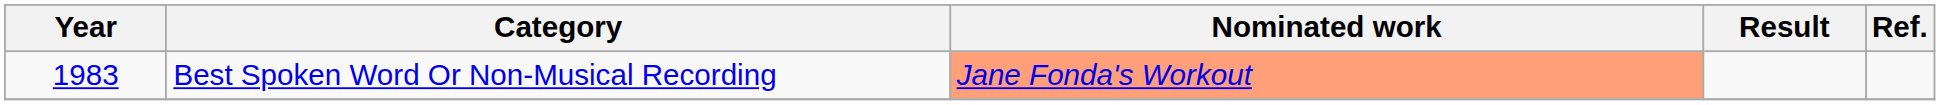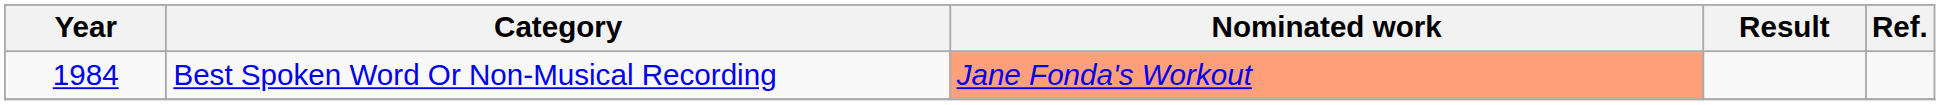(86, 74) 1983 -> (86, 74) 1984
